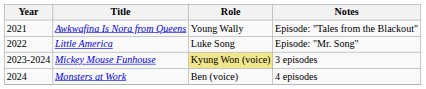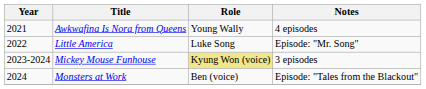(347, 28) Episode: "Tales from the Blackout" -> (296, 28) 4 episodes
(296, 76) 4 episodes -> (347, 76) Episode: "Tales from the Blackout"
